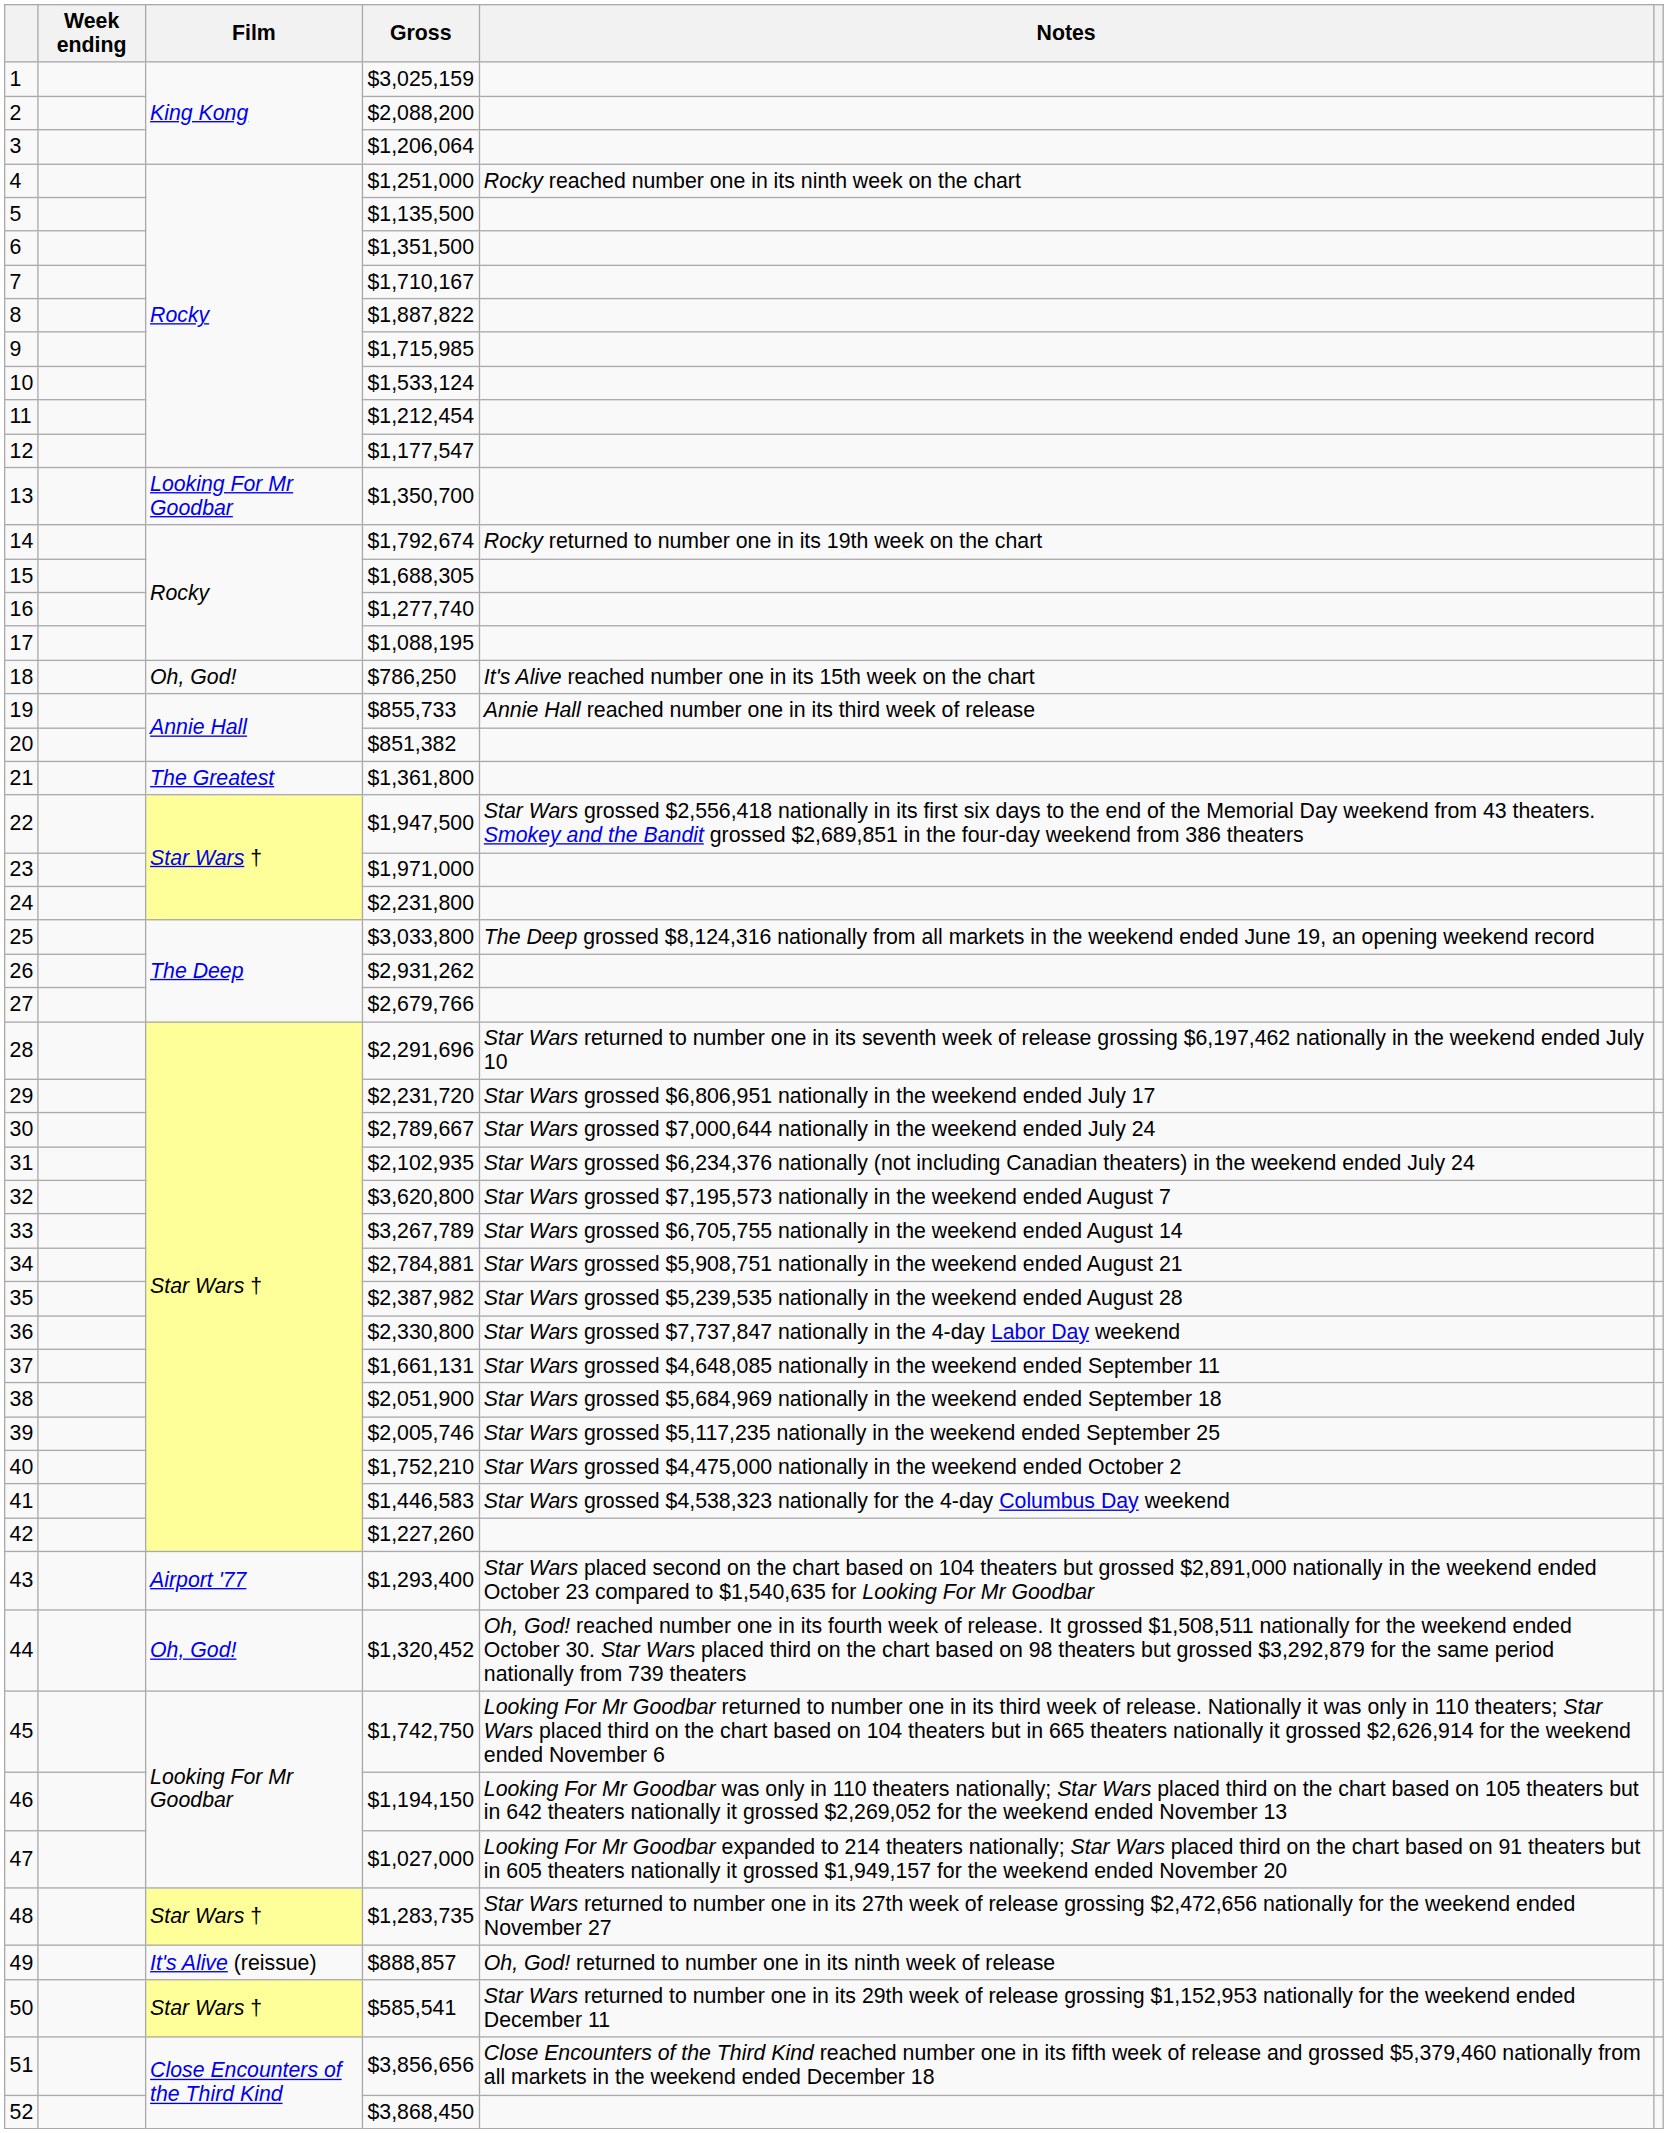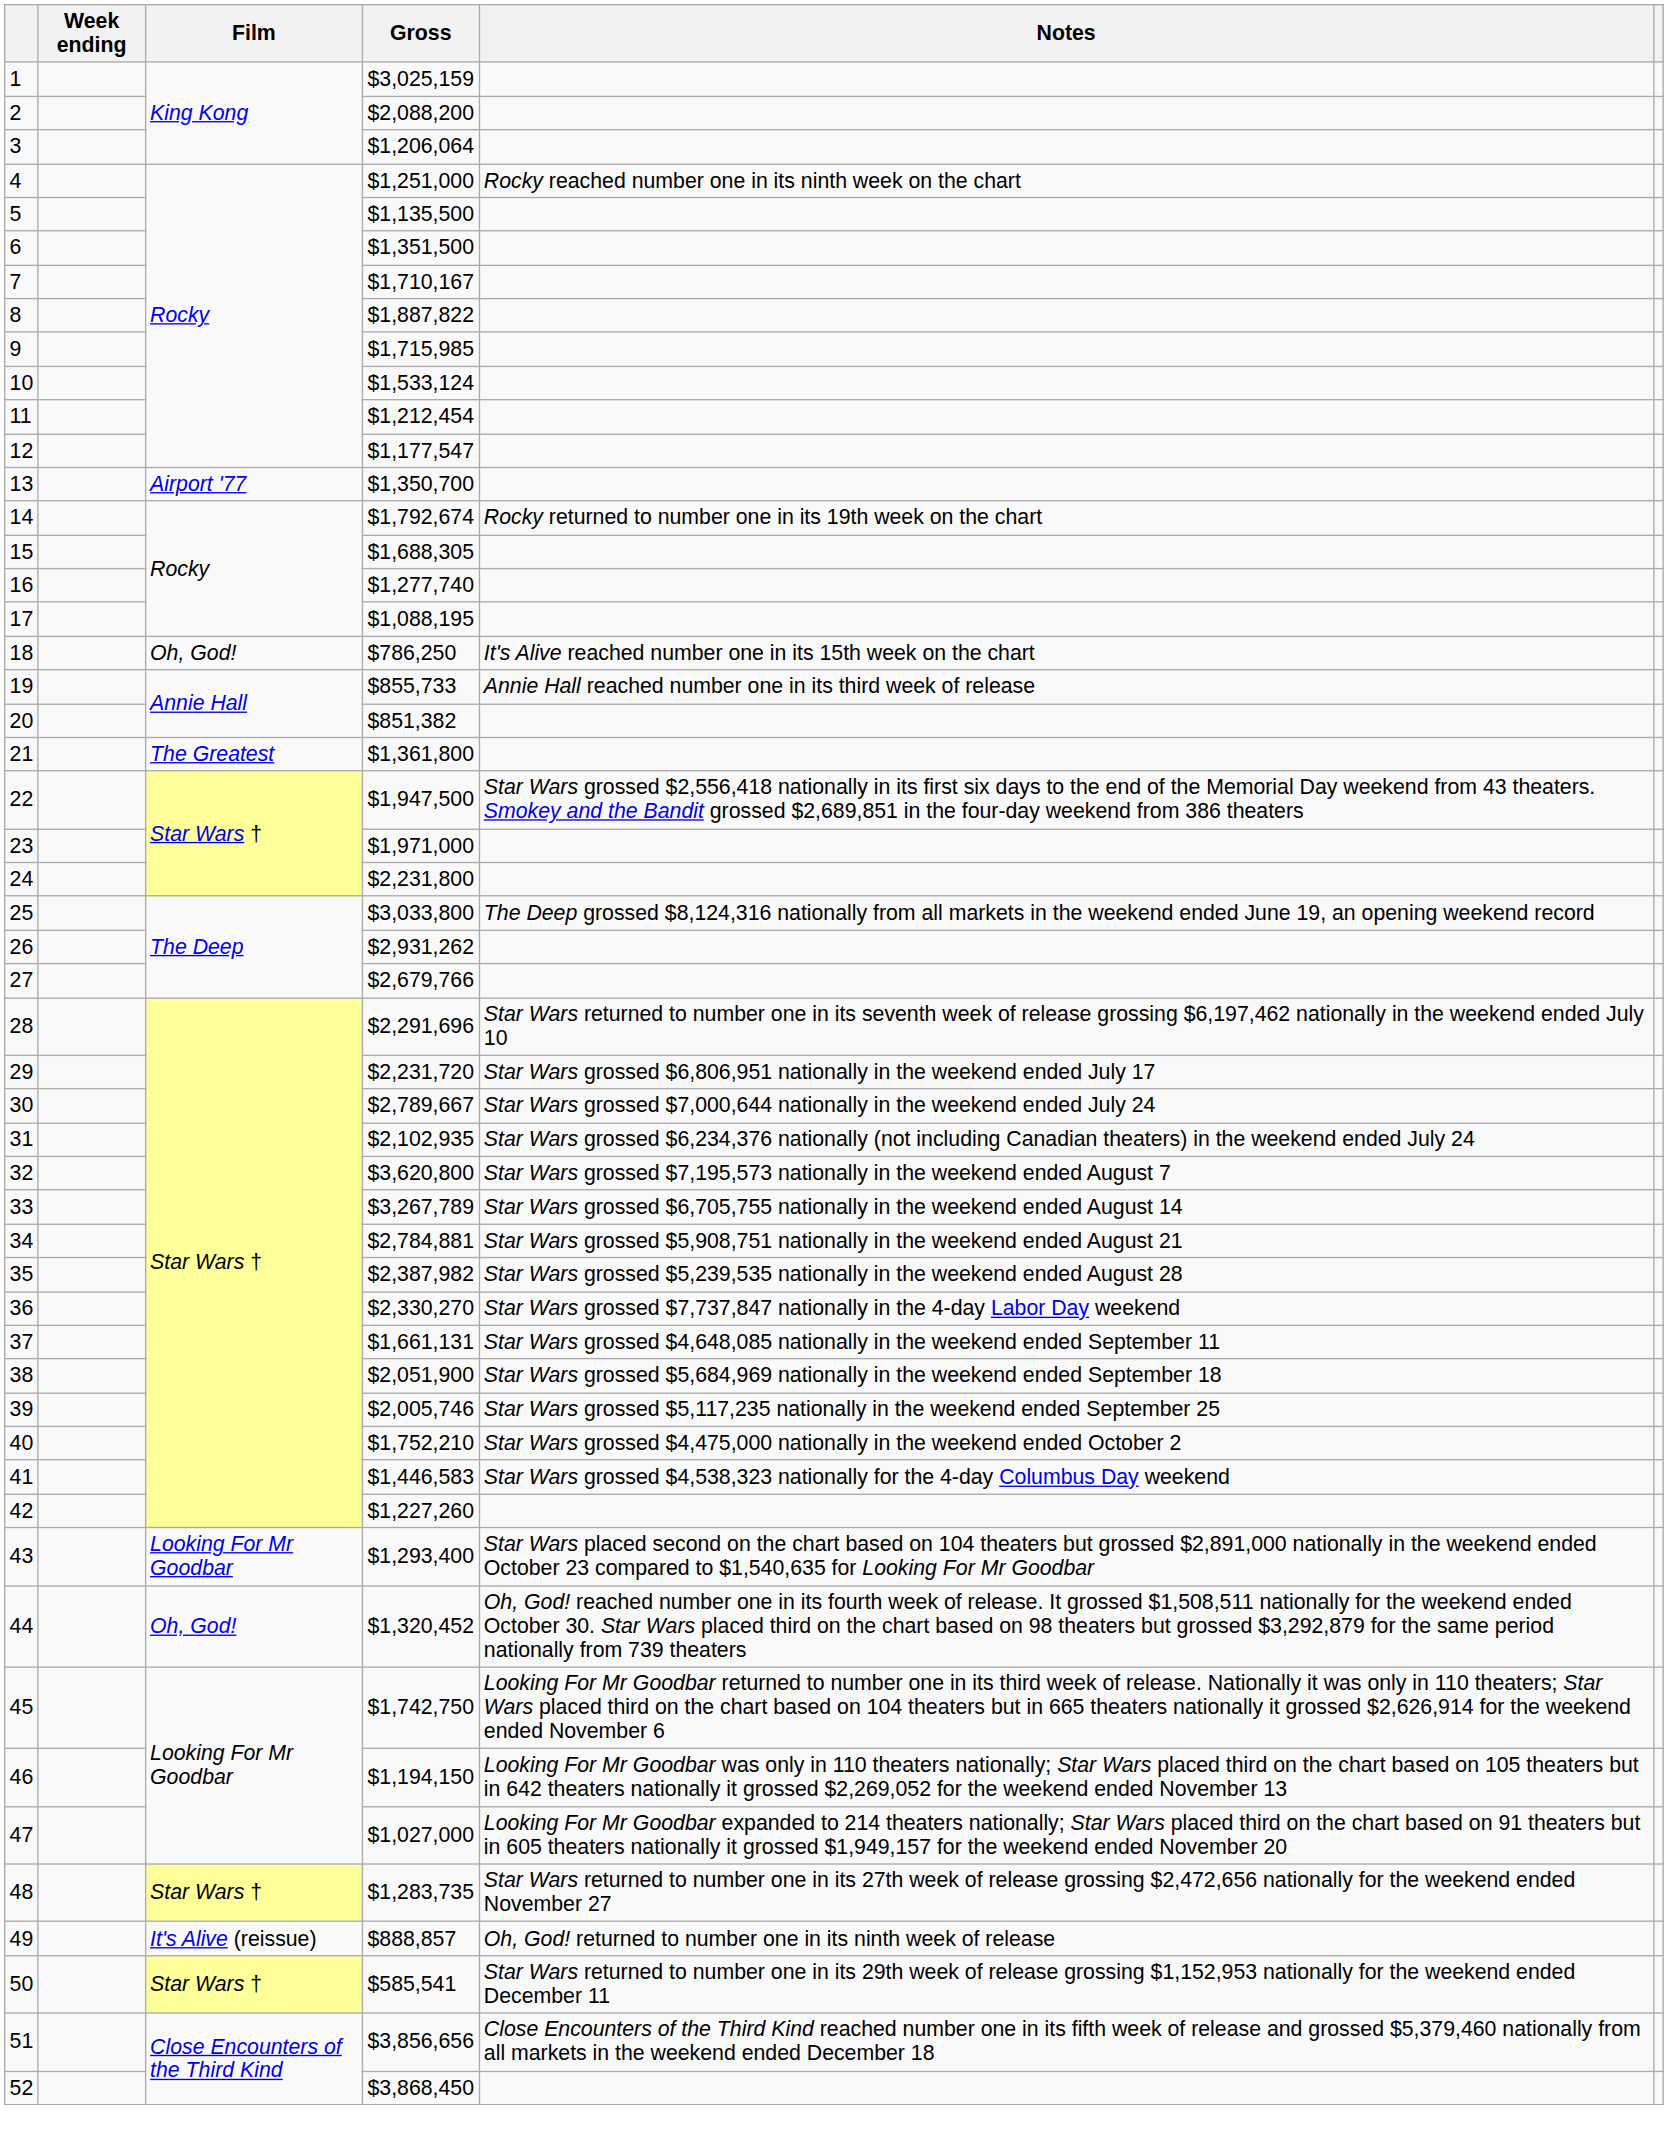(222, 496) Looking For Mr Goodbar -> (198, 484) Airport '77
(421, 1332) $2,330,800 -> (421, 1308) $2,330,270
(198, 1580) Airport '77 -> (222, 1556) Looking For Mr Goodbar
